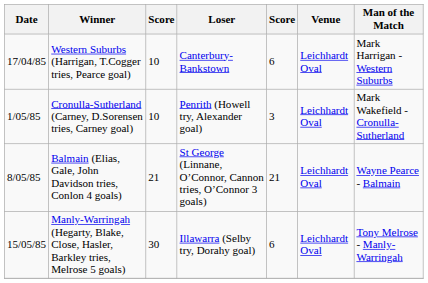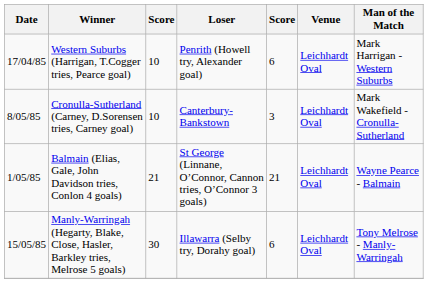(206, 61) Canterbury-Bankstown -> (215, 61) Penrith (Howell try, Alexander goal)
(24, 116) 1/05/85 -> (24, 116) 8/05/85
(215, 116) Penrith (Howell try, Alexander goal) -> (206, 116) Canterbury-Bankstown
(24, 177) 8/05/85 -> (24, 177) 1/05/85
